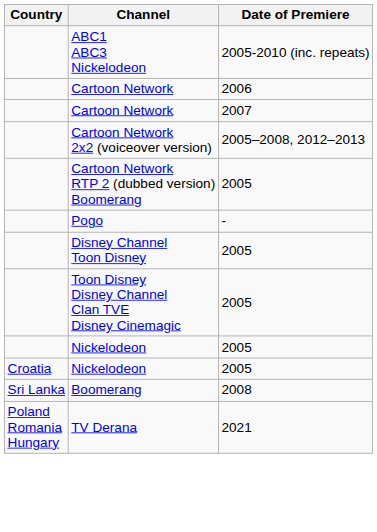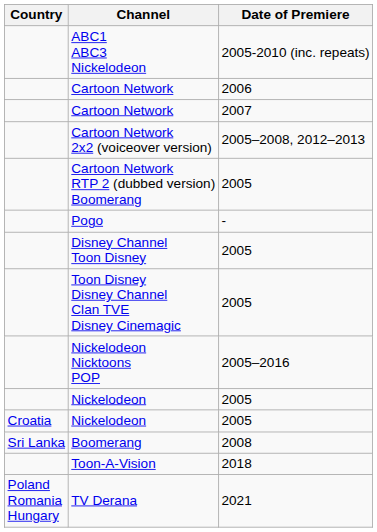+ row: (109, 362)
+ row: (113, 463)
